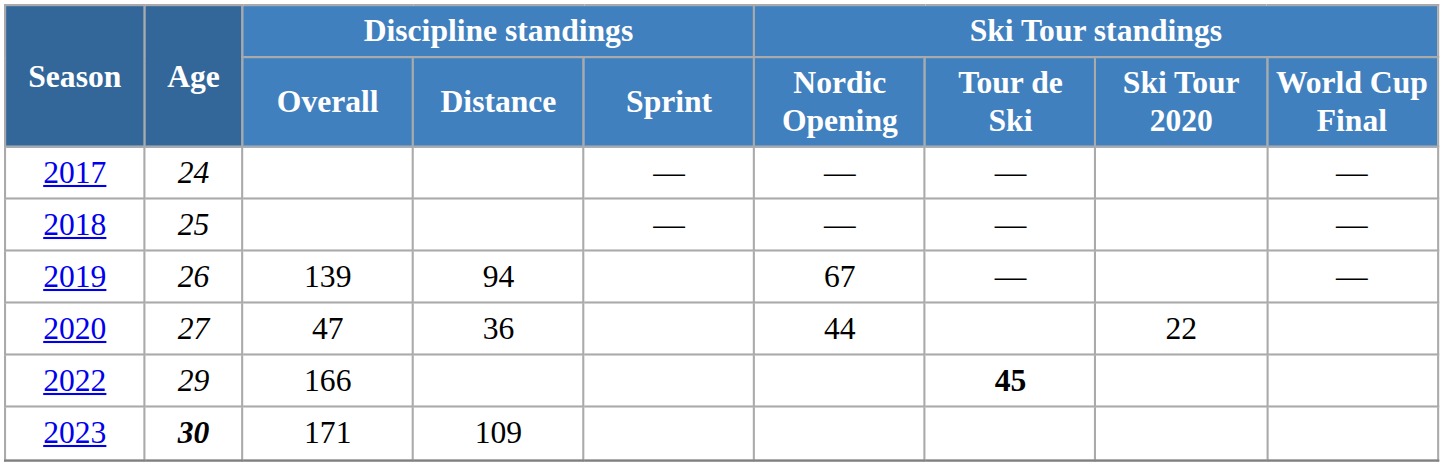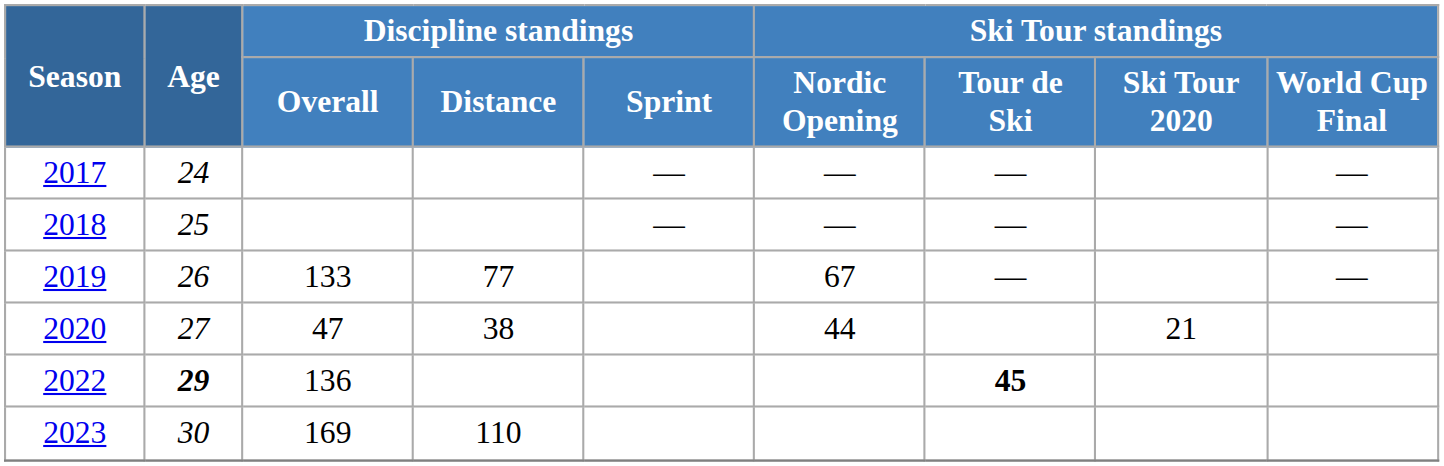(328, 276) 139 -> (328, 276) 133
(498, 276) 94 -> (498, 276) 77
(498, 328) 36 -> (498, 328) 38
(1181, 328) 22 -> (1181, 328) 21
(193, 380) normal -> (193, 380) bold
(328, 380) 166 -> (328, 380) 136
(193, 433) bold -> (193, 433) normal
(328, 433) 171 -> (328, 433) 169
(498, 433) 109 -> (498, 433) 110
